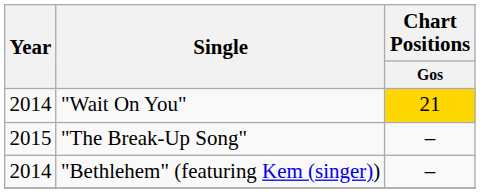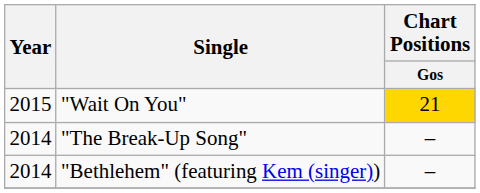(30, 105) 2014 -> (30, 105) 2015
(30, 138) 2015 -> (30, 138) 2014
